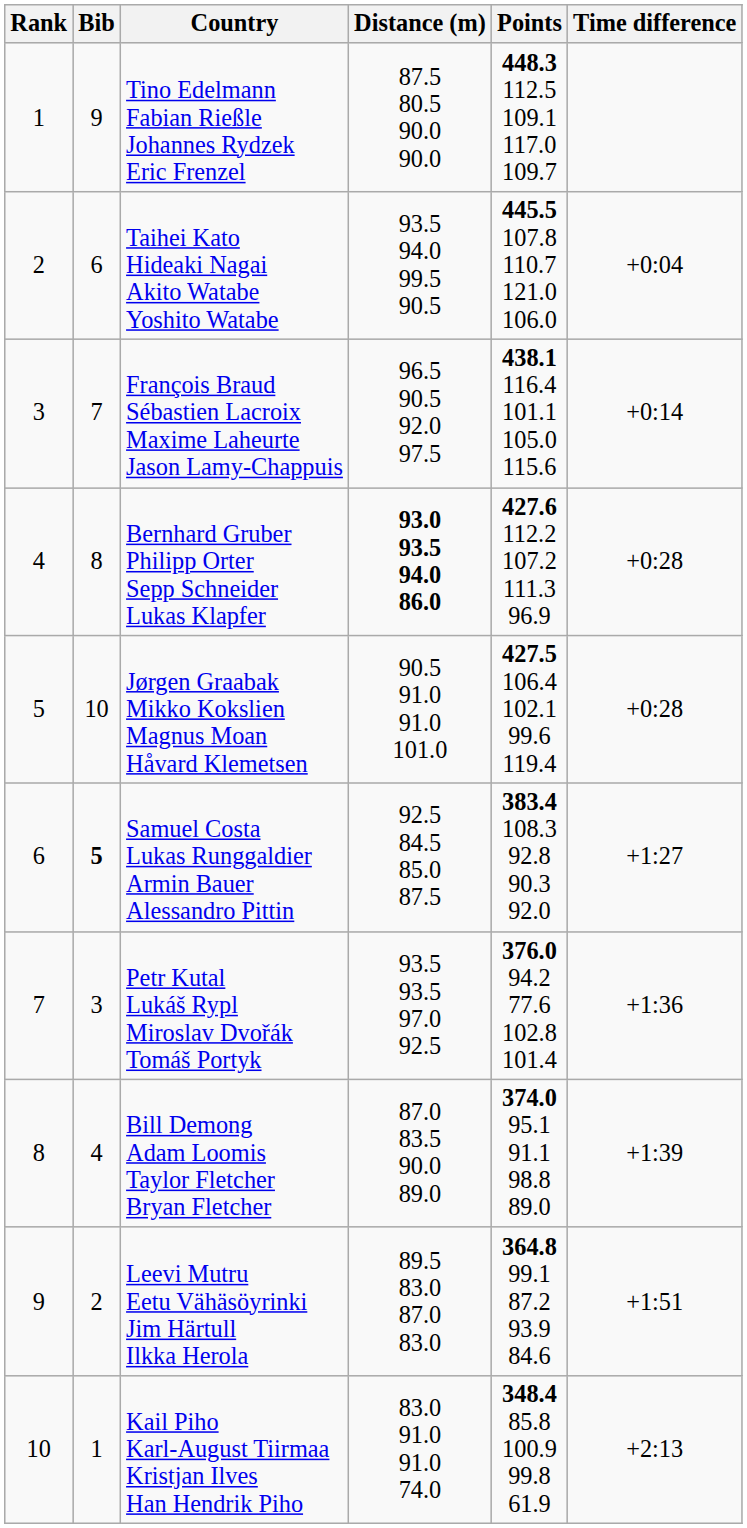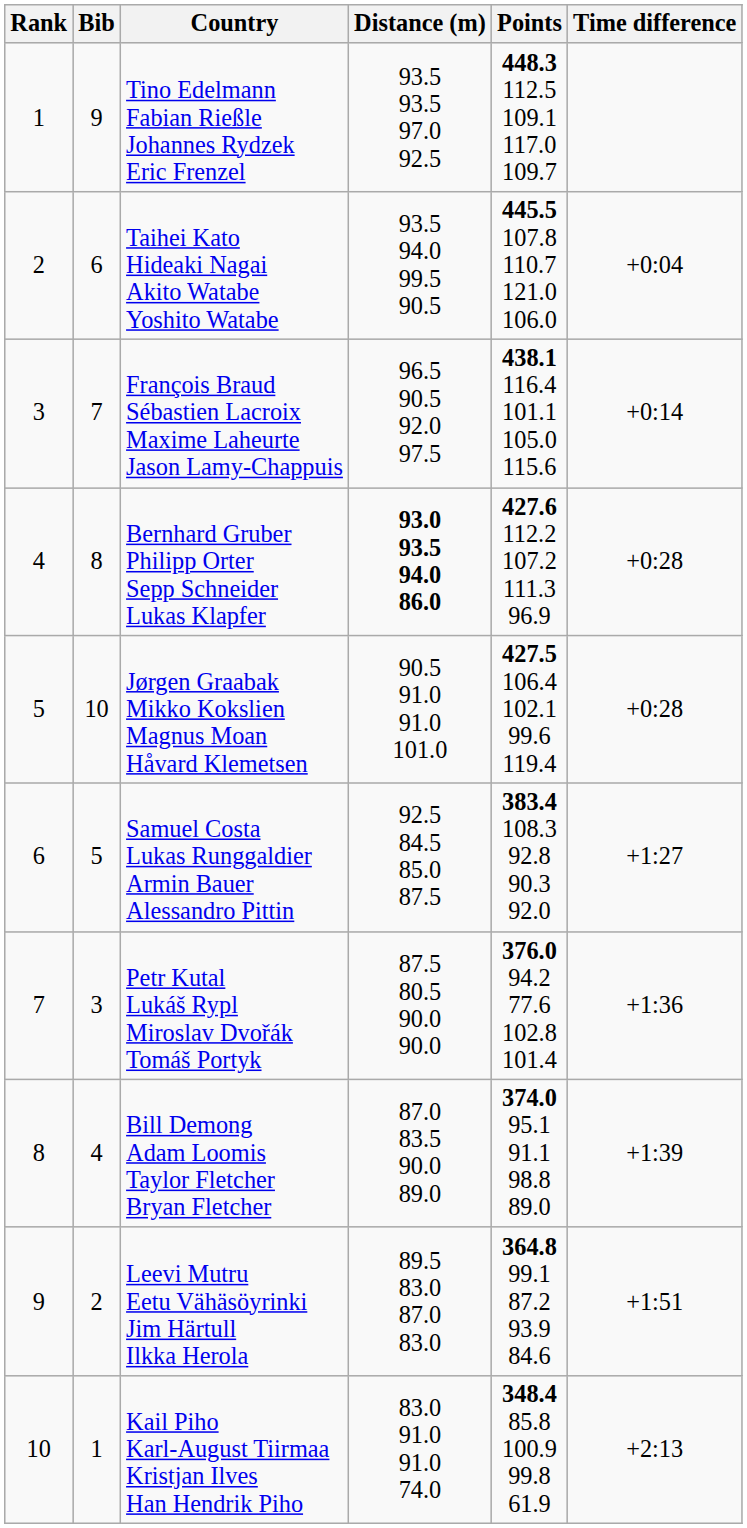(420, 117) 87.5 80.5 90.0 90.0 -> (420, 117) 93.5 93.5 97.0 92.5
(97, 857) bold -> (97, 857) normal
(420, 1005) 93.5 93.5 97.0 92.5 -> (420, 1005) 87.5 80.5 90.0 90.0
